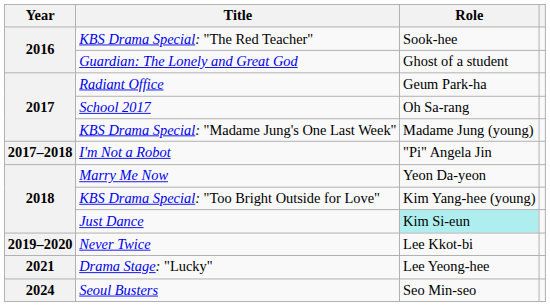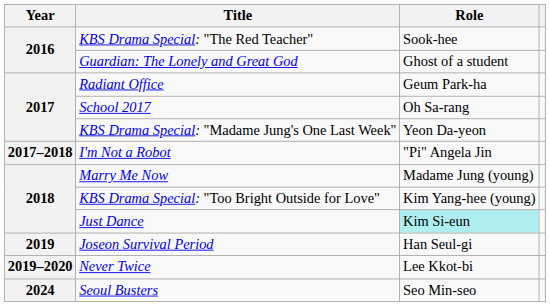(468, 130) Madame Jung (young) -> (445, 130) Yeon Da-yeon
(445, 175) Yeon Da-yeon -> (468, 175) Madame Jung (young)
+ row: (146, 244)
- row: (146, 267)
